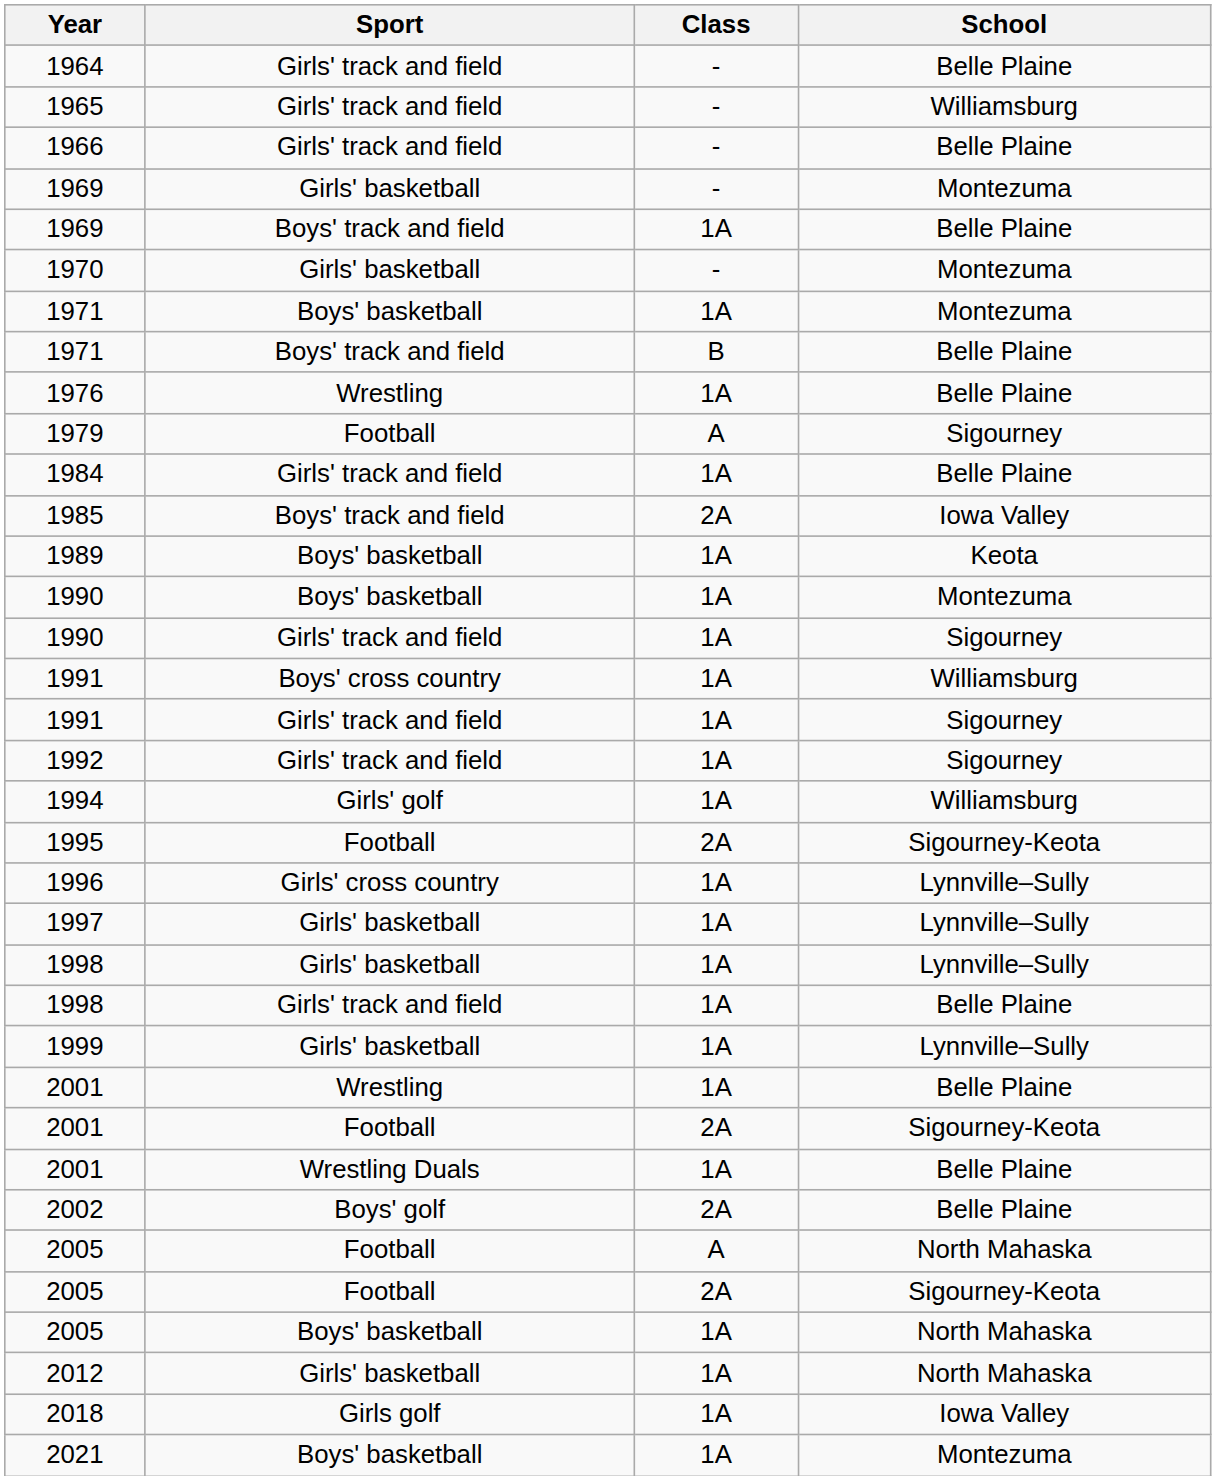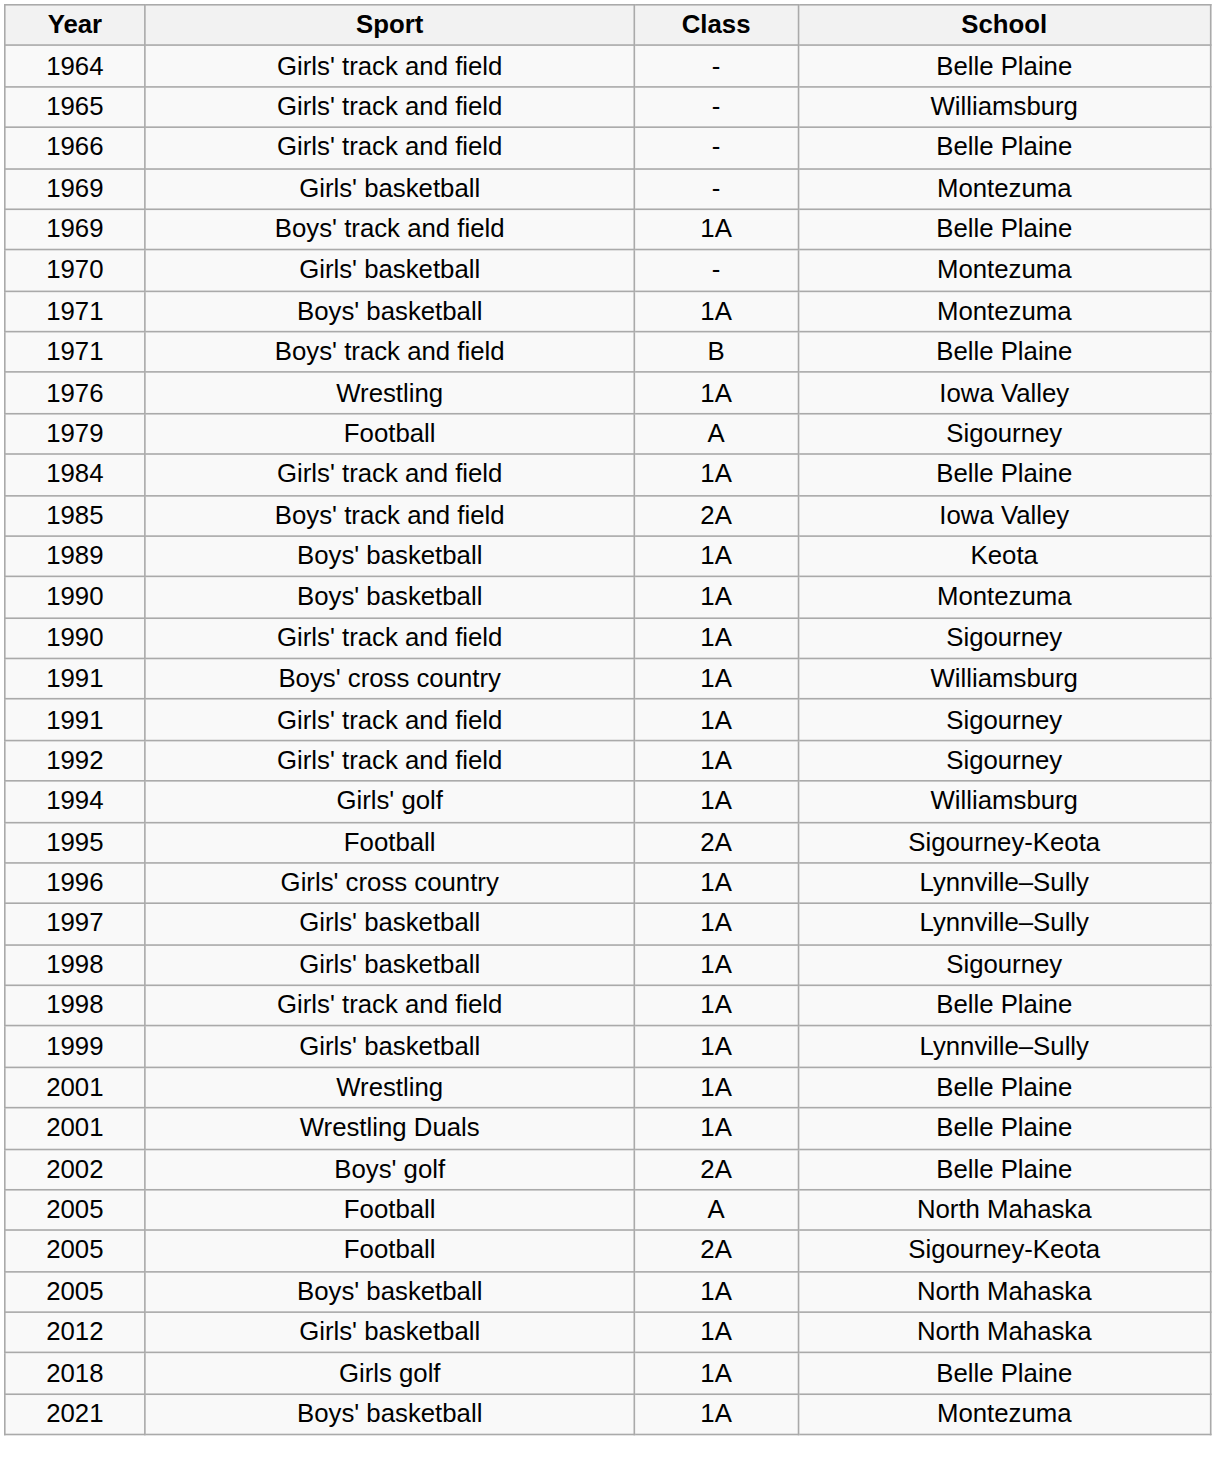(1004, 392) Belle Plaine -> (1004, 392) Iowa Valley
(1004, 964) Lynnville–Sully -> (1004, 964) Sigourney
- row: (75, 1127)
(1004, 1413) Iowa Valley -> (1004, 1373) Belle Plaine
